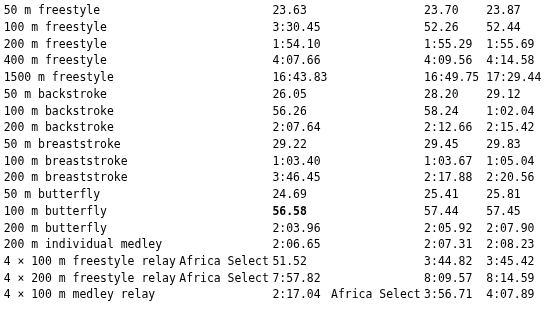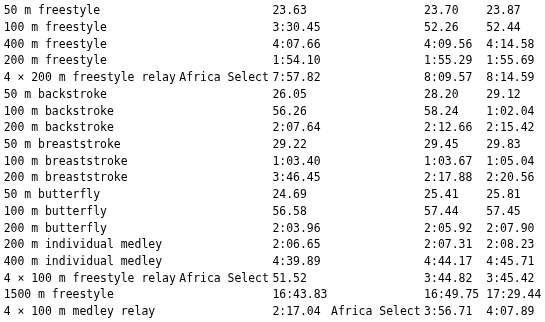rows swapped: (55, 44) <-> (55, 60)
rows swapped: (59, 77) <-> (90, 278)
(290, 211) bold -> (290, 211) normal
+ row: (83, 261)
